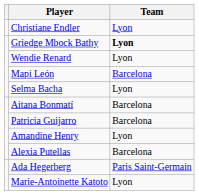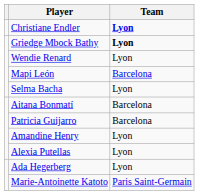(122, 27) normal -> (123, 27) bold
(132, 151) Barcelona -> (122, 151) Lyon
(152, 167) Paris Saint-Germain -> (122, 167) Lyon
(122, 182) Lyon -> (152, 182) Paris Saint-Germain
